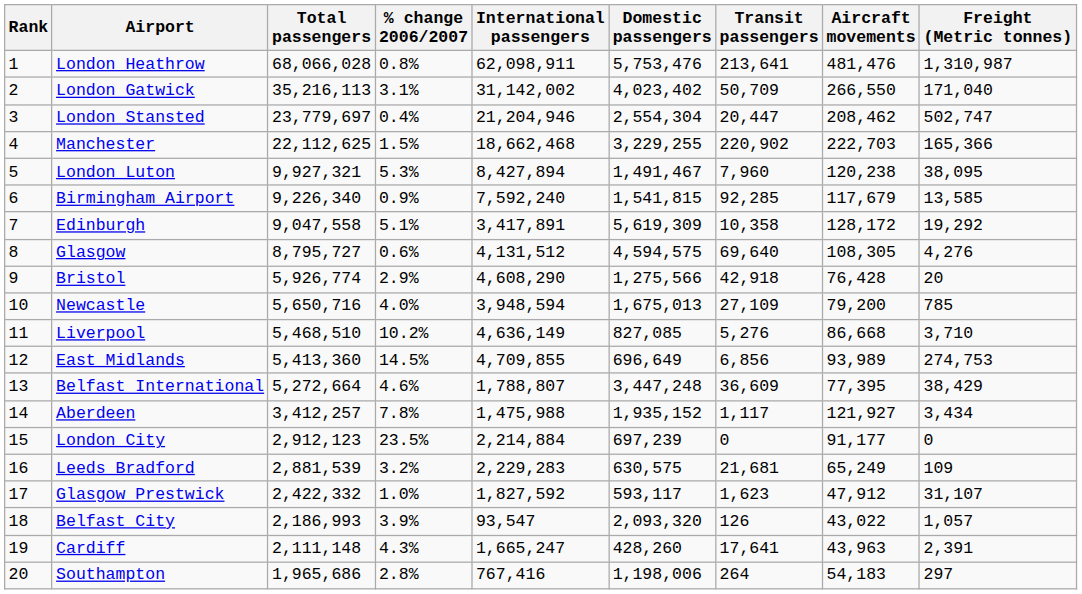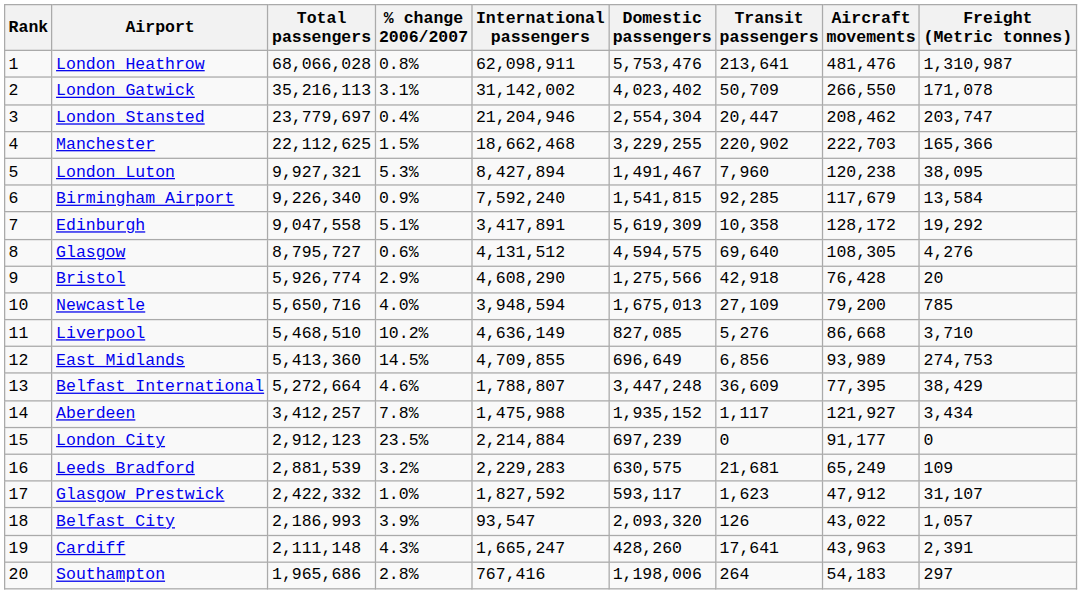(958, 91) 171,040 -> (958, 91) 171,078
(958, 118) 502,747 -> (958, 118) 203,747
(953, 199) 13,585 -> (953, 199) 13,584
